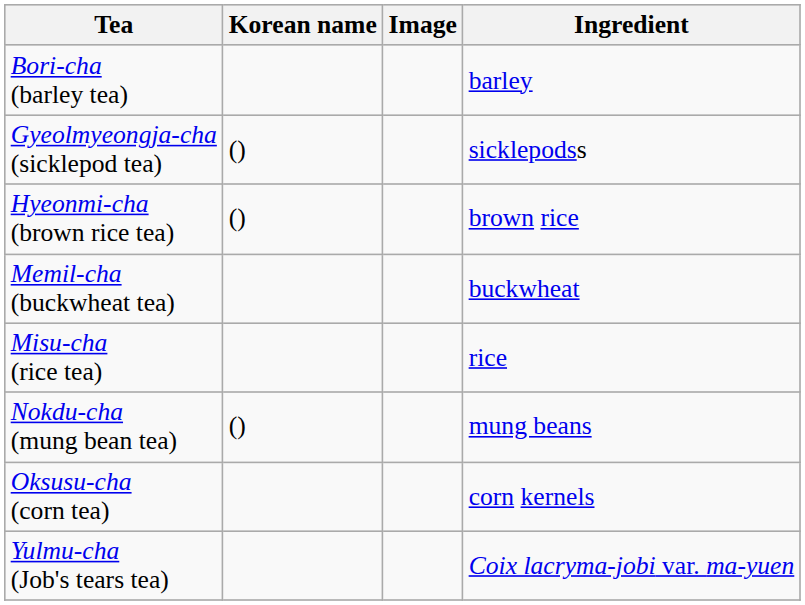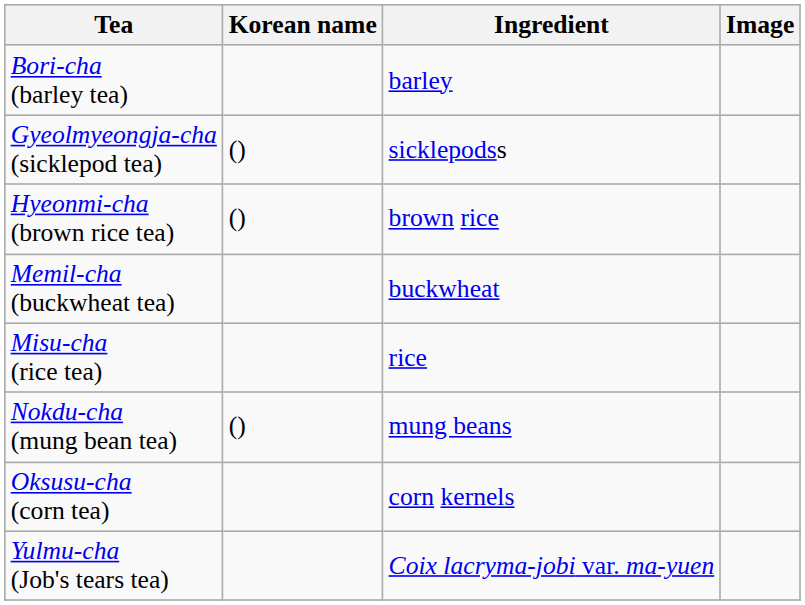columns swapped: (423, 24) <-> (631, 24)
